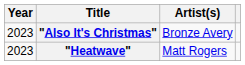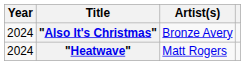(20, 32) 2023 -> (20, 32) 2024
(20, 51) 2023 -> (20, 51) 2024
